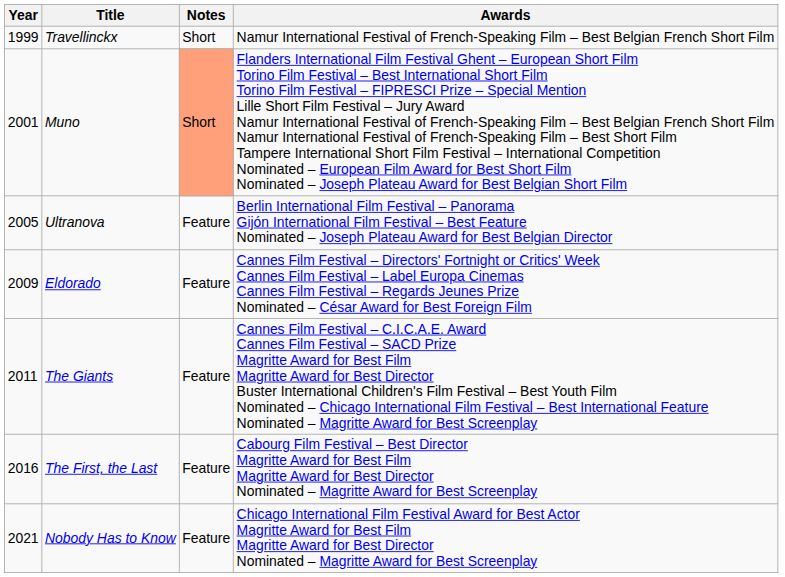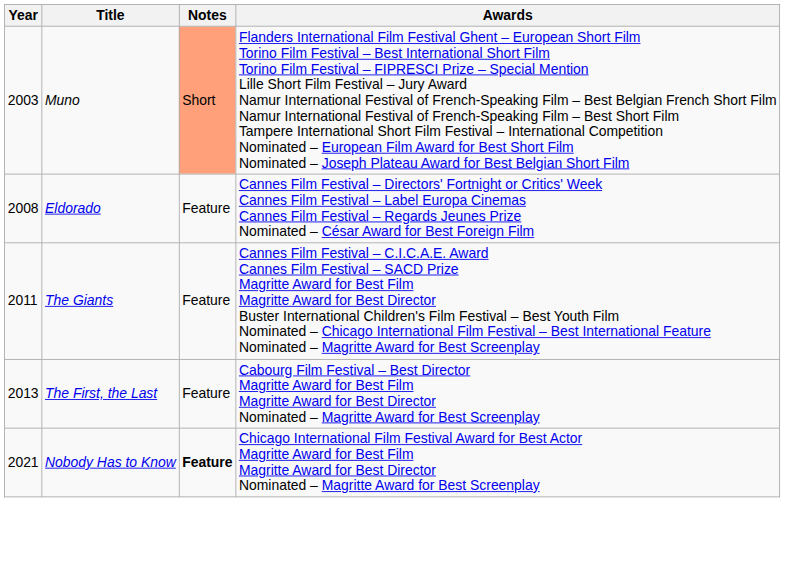- row: (81, 37)
(23, 122) 2001 -> (23, 100) 2003
- row: (75, 222)
(23, 283) 2009 -> (23, 208) 2008
(23, 469) 2016 -> (23, 393) 2013
(206, 538) normal -> (207, 462) bold
